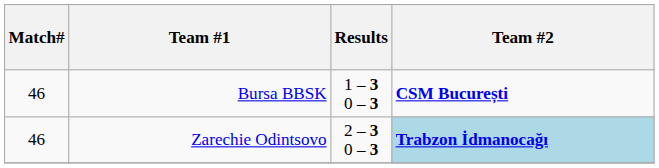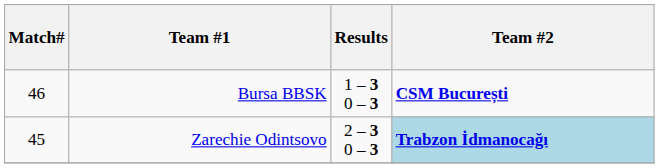(37, 139) 46 -> (37, 139) 45
